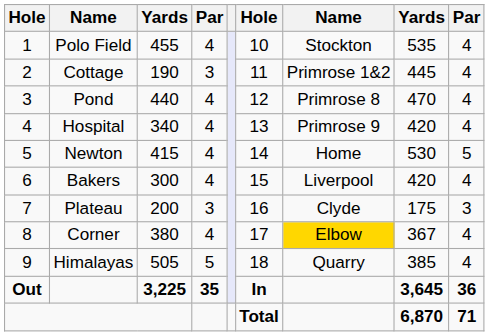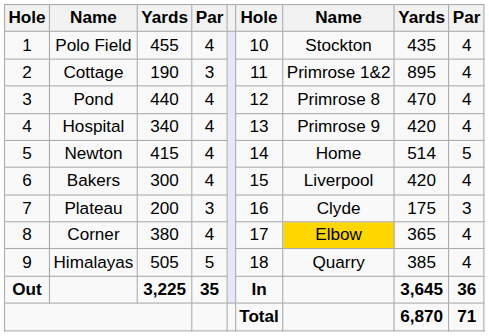(422, 45) 535 -> (422, 45) 435
(422, 72) 445 -> (422, 72) 895
(422, 153) 530 -> (422, 153) 514
(422, 235) 367 -> (422, 235) 365
